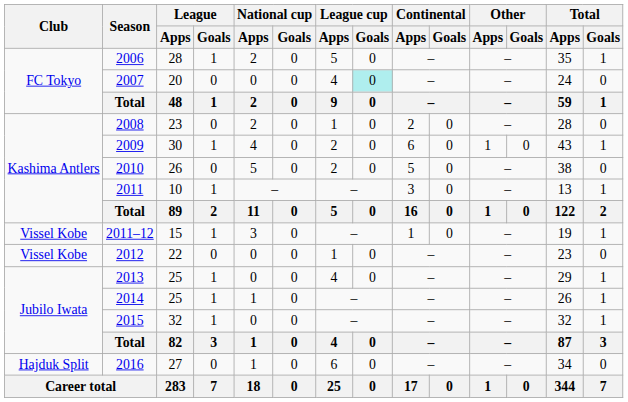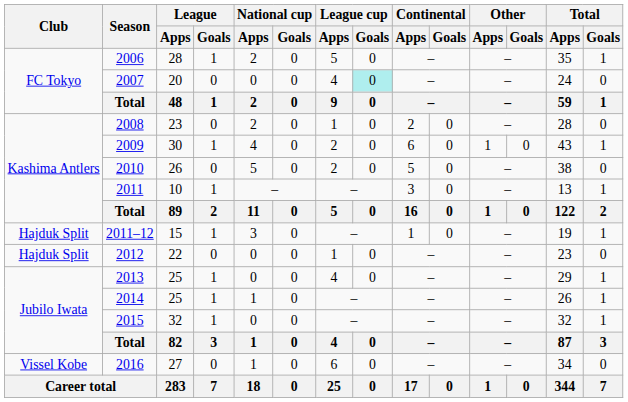(54, 233) Vissel Kobe -> (54, 233) Hajduk Split
(54, 255) Vissel Kobe -> (54, 255) Hajduk Split
(54, 364) Hajduk Split -> (54, 364) Vissel Kobe
